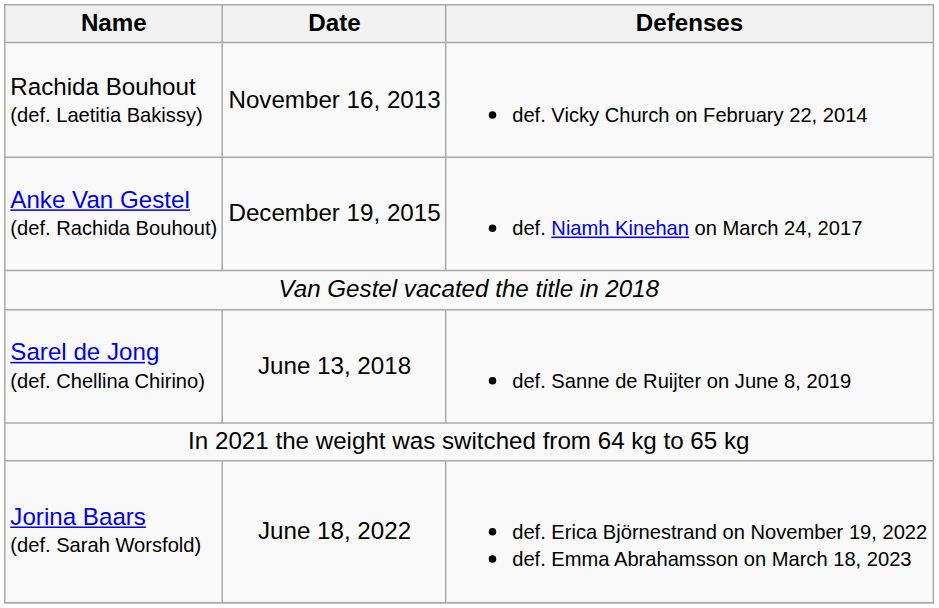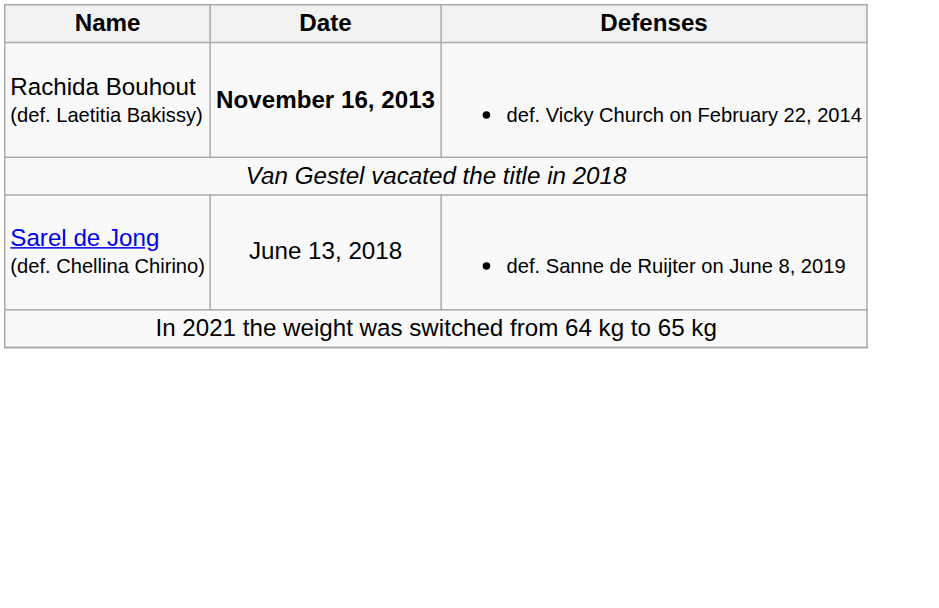(335, 99) normal -> (326, 99) bold
- row: (114, 213)
- row: (106, 531)
